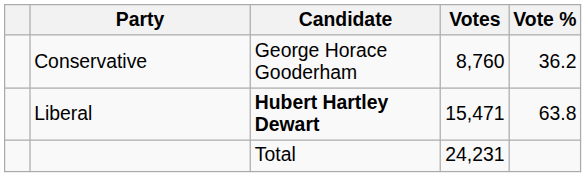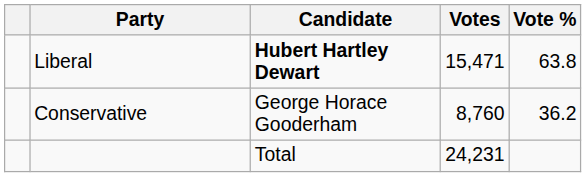rows swapped: (63, 113) <-> (91, 61)
